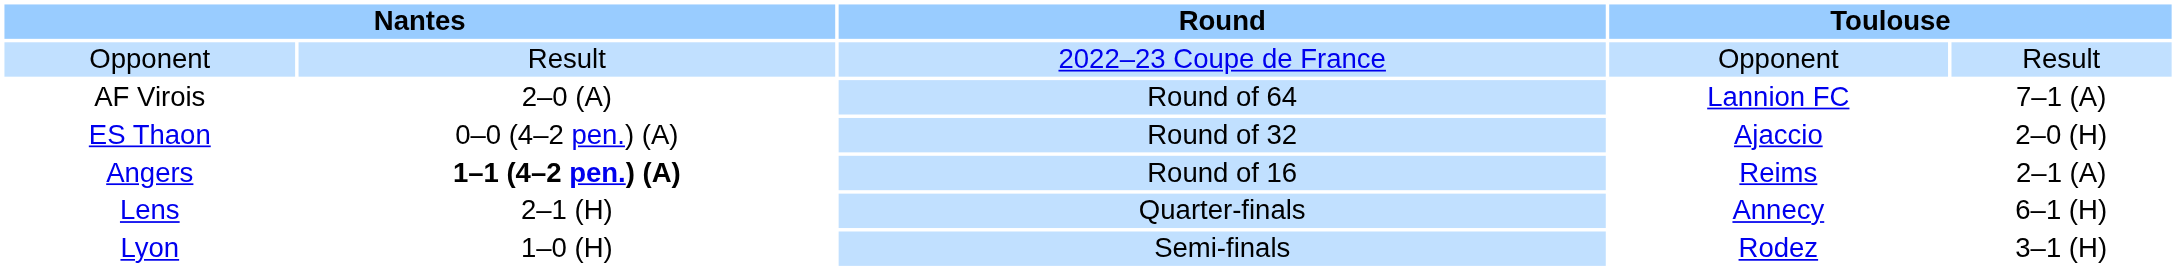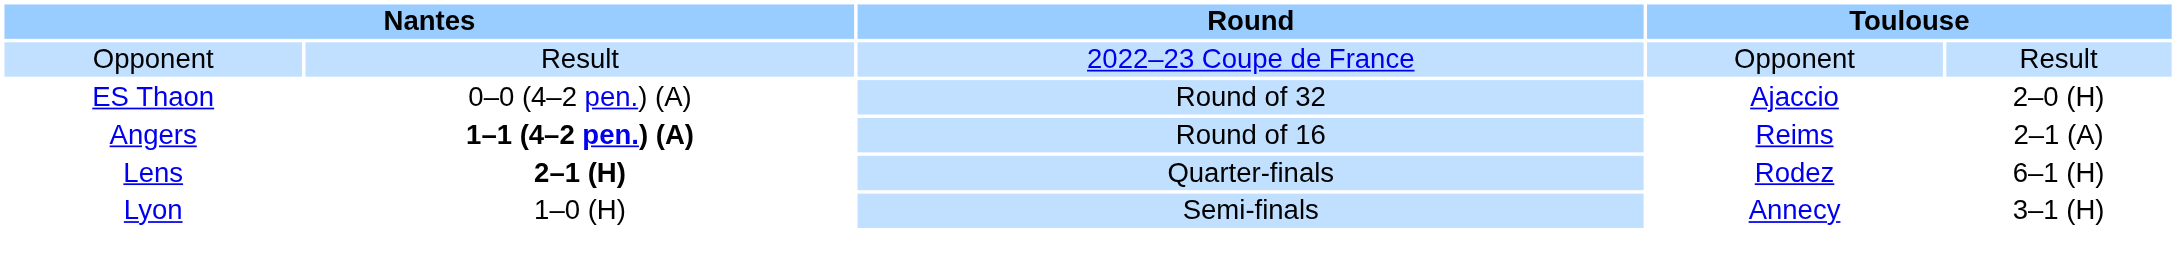- row: (150, 96)
(567, 210) normal -> (580, 172) bold
(1778, 210) Annecy -> (1795, 172) Rodez
(1778, 248) Rodez -> (1795, 210) Annecy
